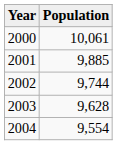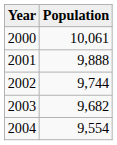(93, 60) 9,885 -> (93, 60) 9,888
(93, 106) 9,628 -> (93, 106) 9,682
